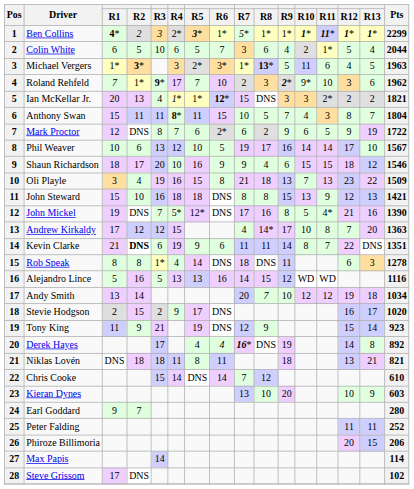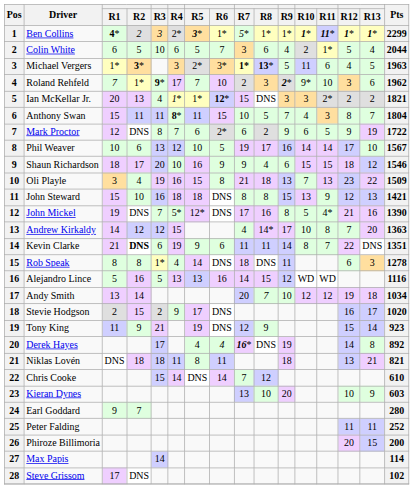(244, 66) normal -> (244, 66) bold
(115, 229) 17 -> (115, 229) 14
(397, 442) 206 -> (397, 442) 200
